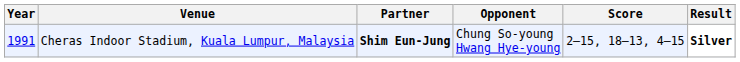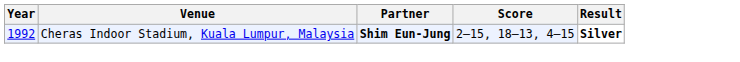- column: (508, 14)
(21, 40) 1991 -> (21, 33) 1992
